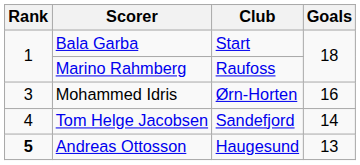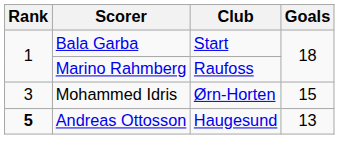(329, 95) 16 -> (308, 95) 15
- row: (132, 120)
